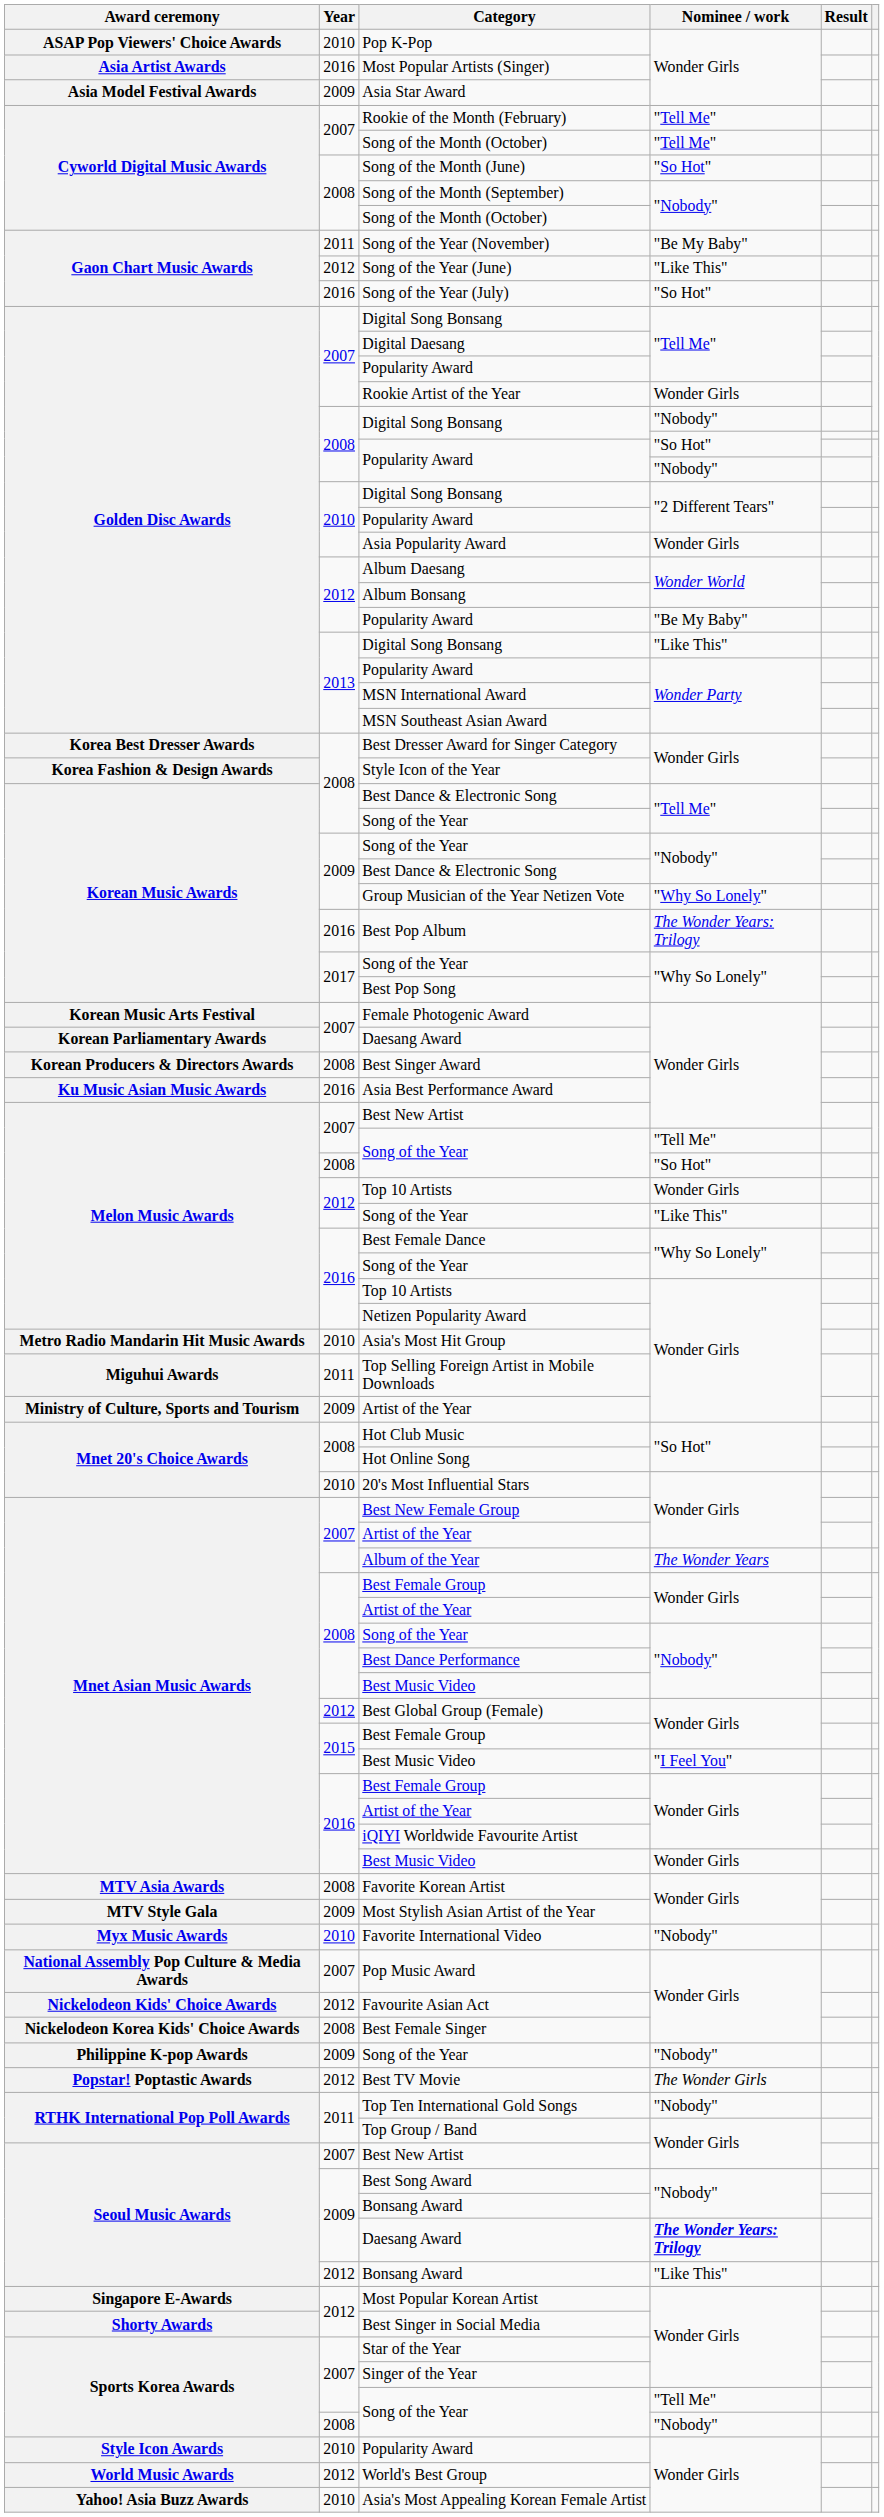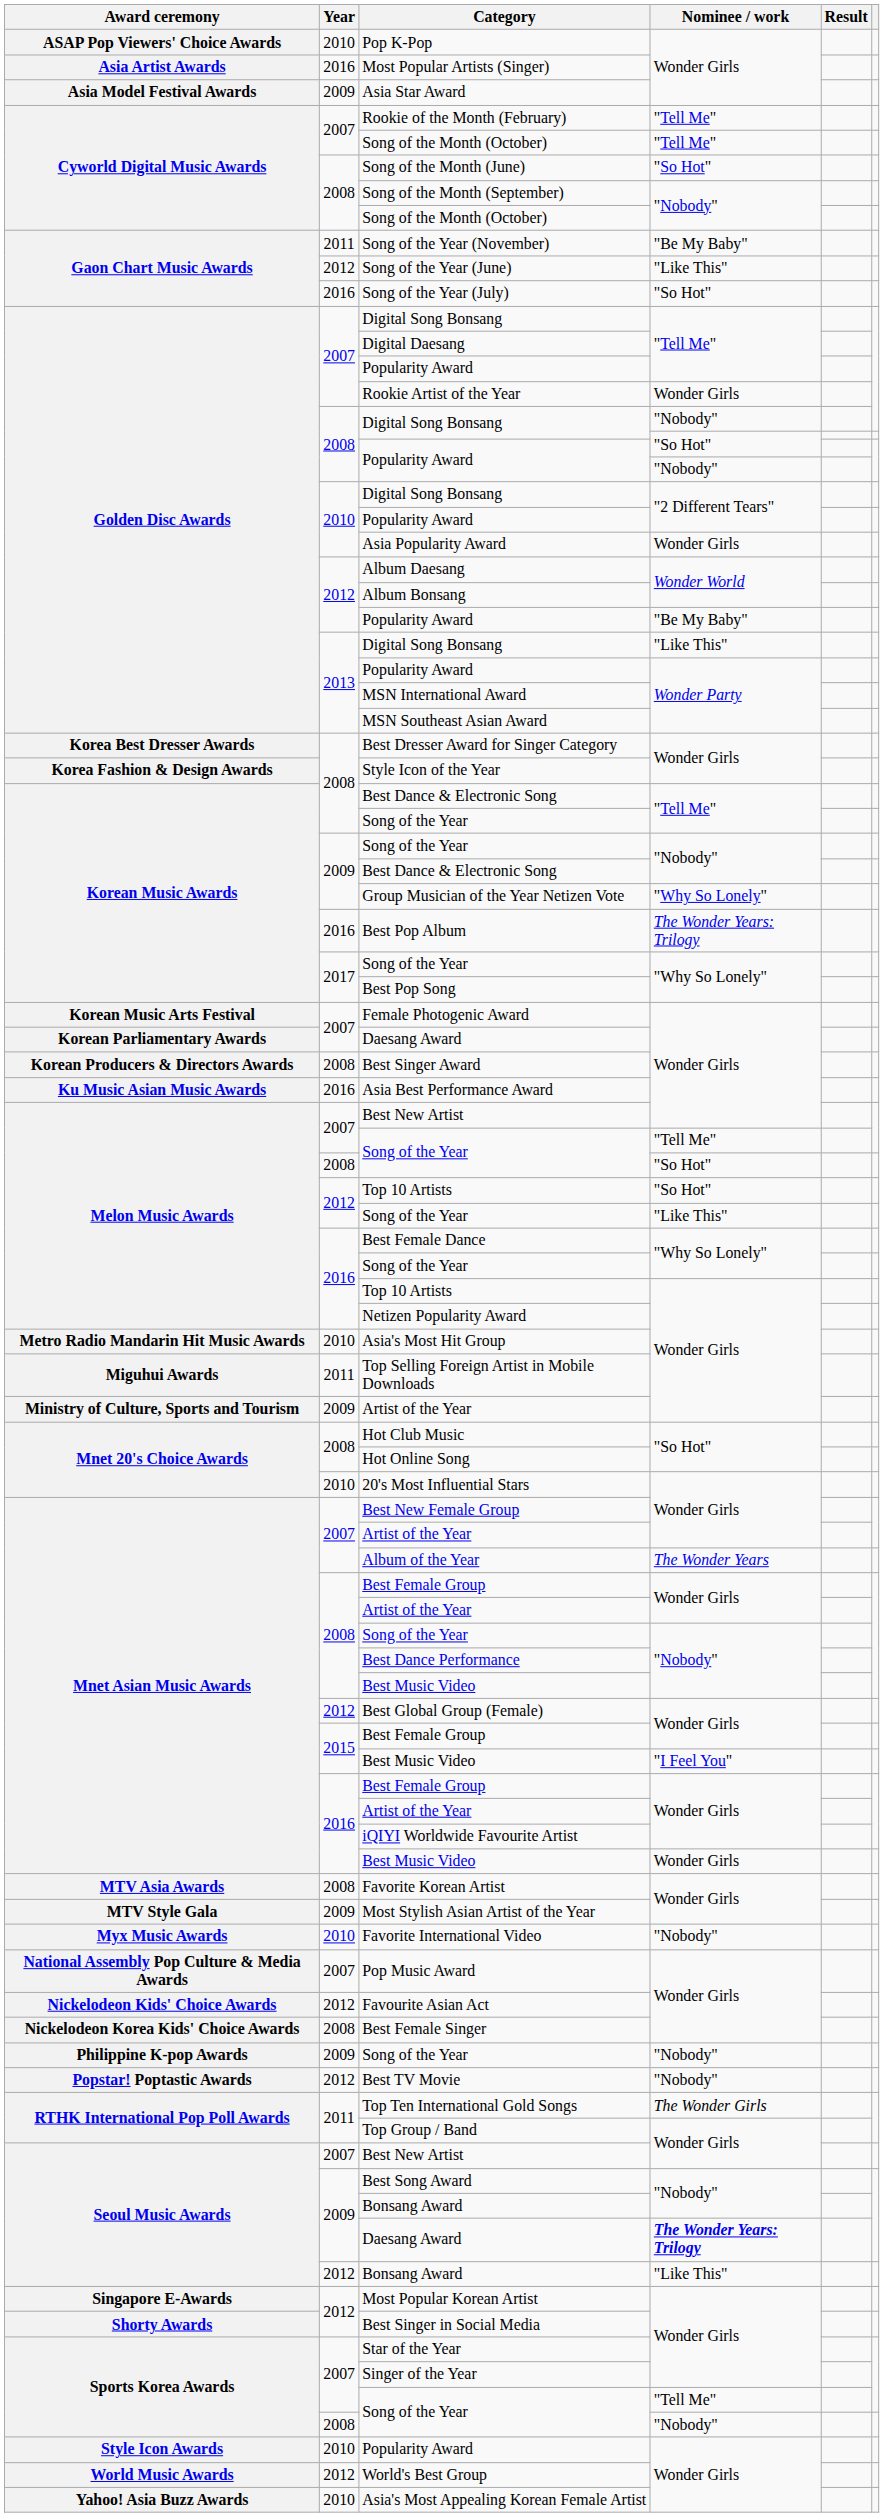(696, 1190) Wonder Girls -> (682, 1190) "So Hot"
(710, 2080) The Wonder Girls -> (686, 2080) "Nobody"
(686, 2105) "Nobody" -> (710, 2105) The Wonder Girls
